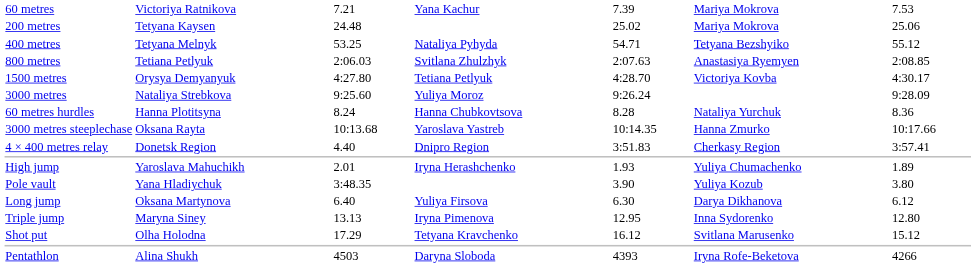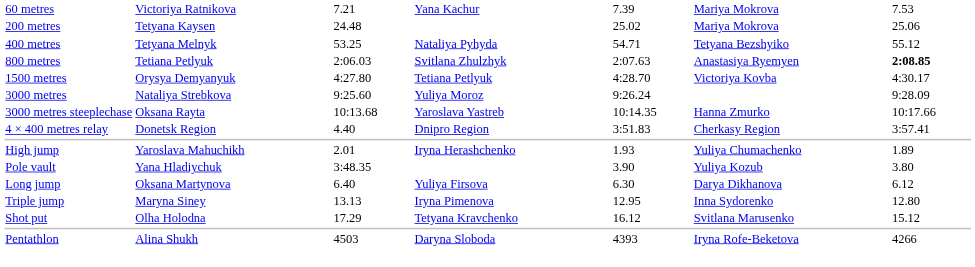(911, 60) normal -> (911, 60) bold
- row: (50, 112)
